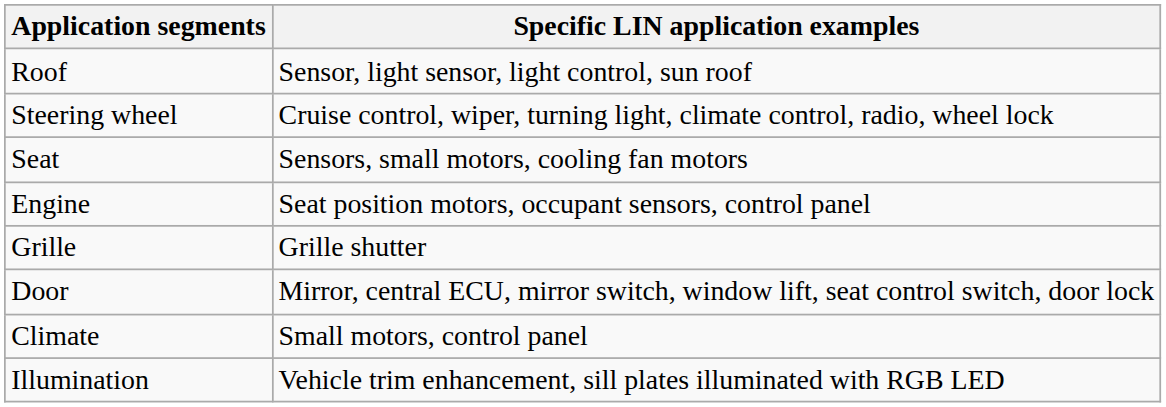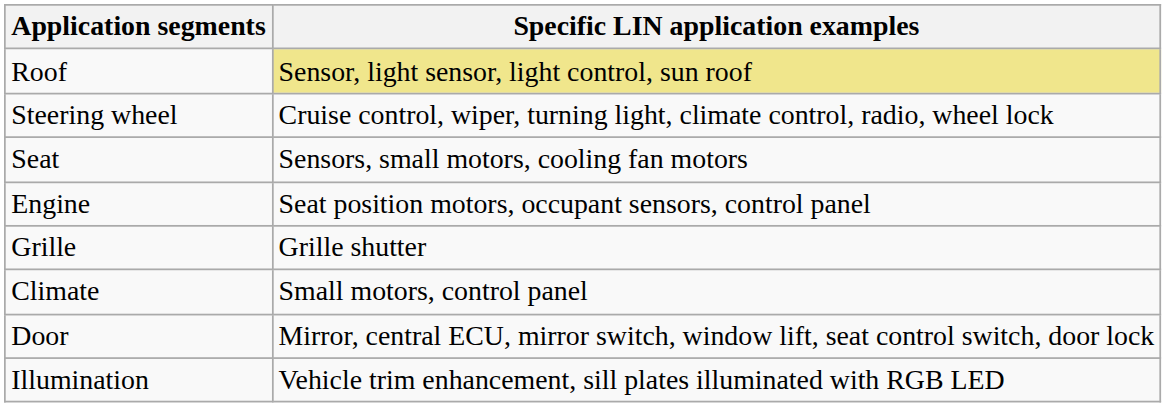(515, 70) no background -> (515, 70) khaki background
rows swapped: (55, 335) <-> (40, 291)
